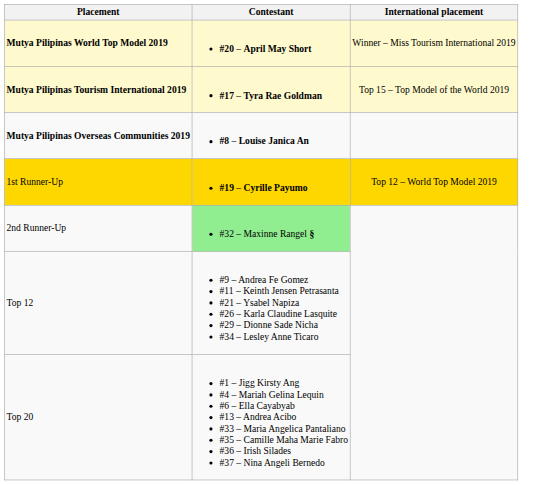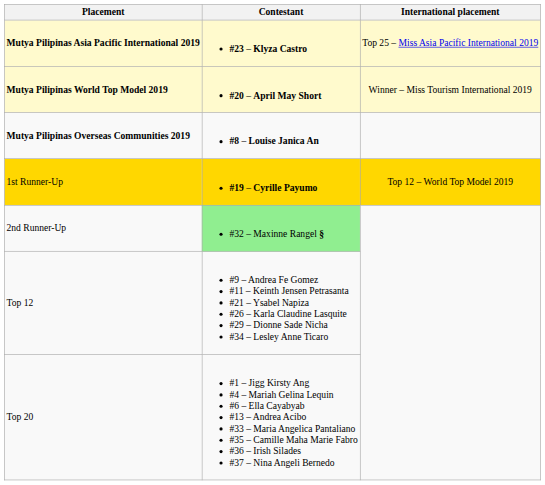+ row: (103, 43)
- row: (96, 89)
